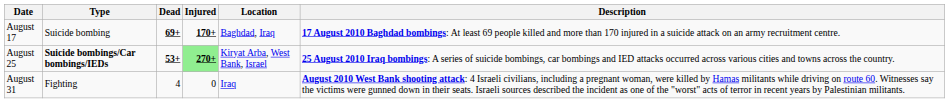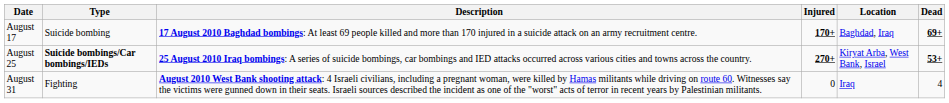columns swapped: (170, 12) <-> (622, 12)
(206, 58) lightgreen background -> (825, 58) no background
